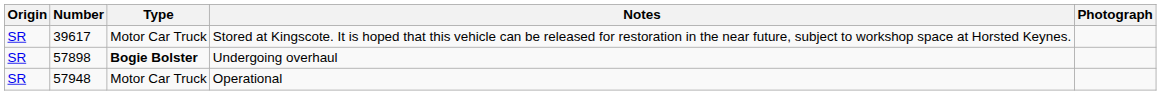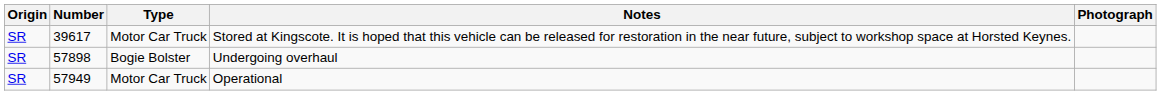(154, 57) bold -> (150, 57) normal
(72, 79) 57948 -> (72, 79) 57949
